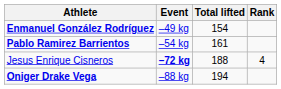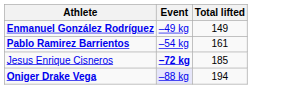- column: (262, 13)
(220, 29) 154 -> (220, 29) 149
(220, 60) 188 -> (220, 60) 185
(174, 76) no background -> (174, 76) lavender background
